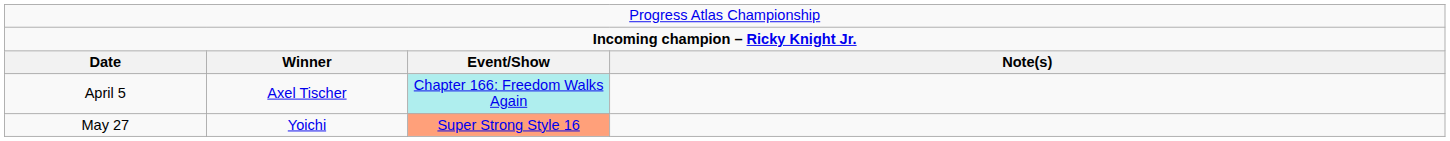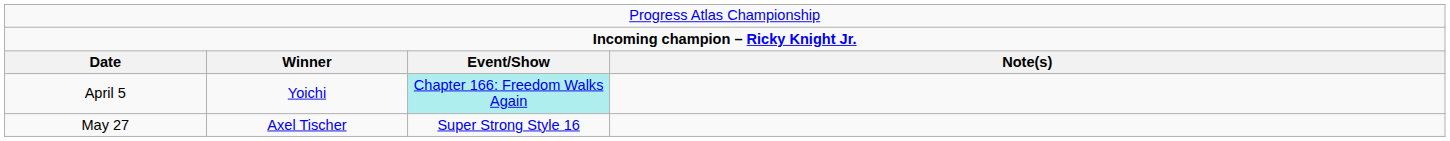(307, 93) Axel Tischer -> (307, 93) Yoichi
(307, 124) Yoichi -> (307, 124) Axel Tischer
(509, 124) lightsalmon background -> (509, 124) no background
